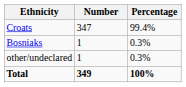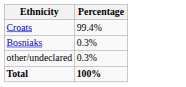- column: (101, 12)
